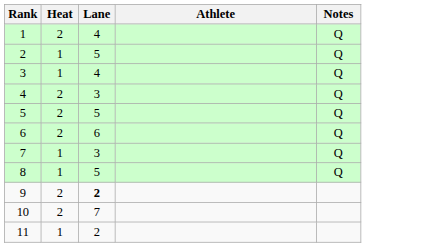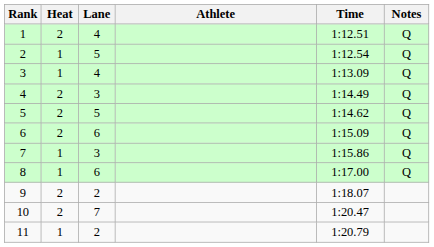+ column: (350, 14)
(97, 172) 5 -> (97, 172) 6
(97, 192) bold -> (97, 192) normal
